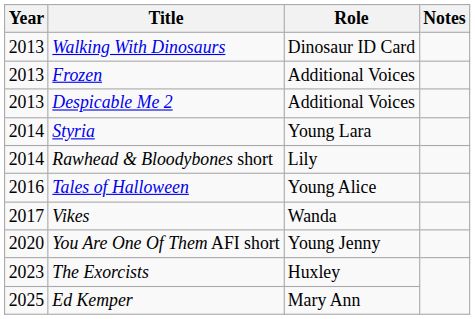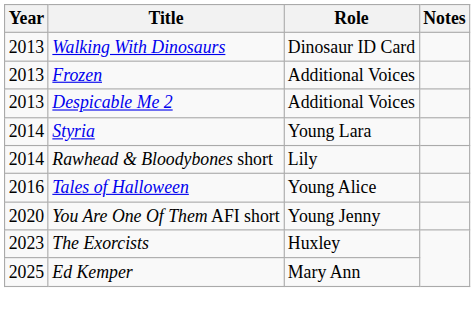- row: (71, 215)
